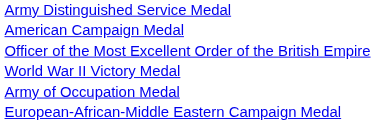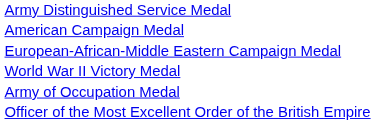rows swapped: (173, 112) <-> (188, 51)
